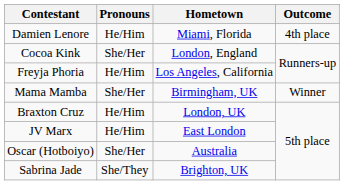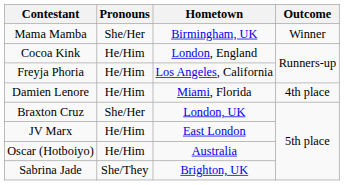rows swapped: (51, 92) <-> (51, 33)
(125, 53) She/Her -> (125, 53) He/Him
(125, 111) He/Him -> (125, 111) She/Her
(125, 151) She/Her -> (125, 151) He/Him
